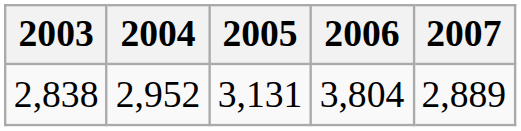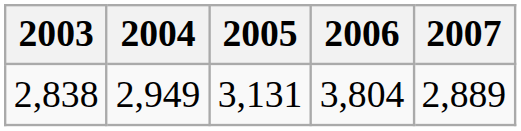(158, 93) 2,952 -> (158, 93) 2,949
